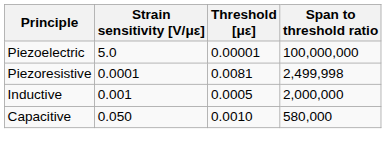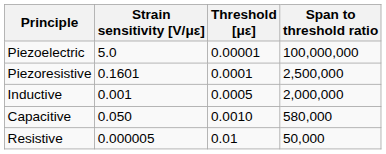(119, 73) 0.0001 -> (119, 73) 0.1601
(232, 73) 0.0081 -> (232, 73) 0.0001
(313, 73) 2,499,998 -> (313, 73) 2,500,000
+ row: (35, 138)
